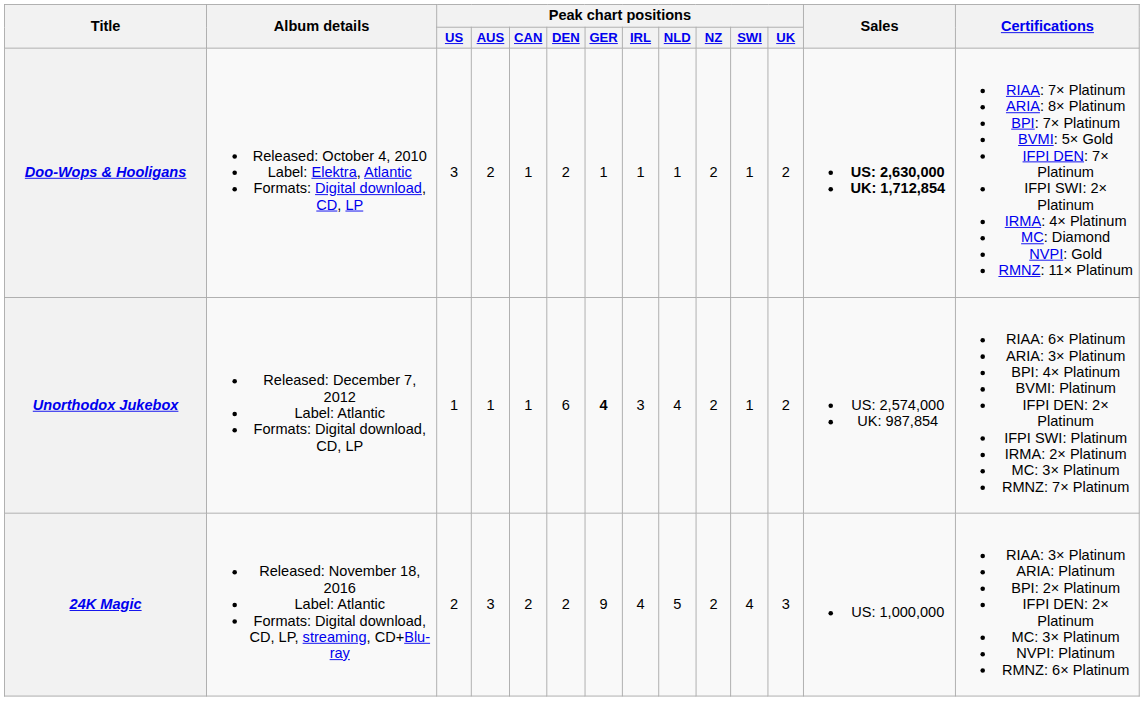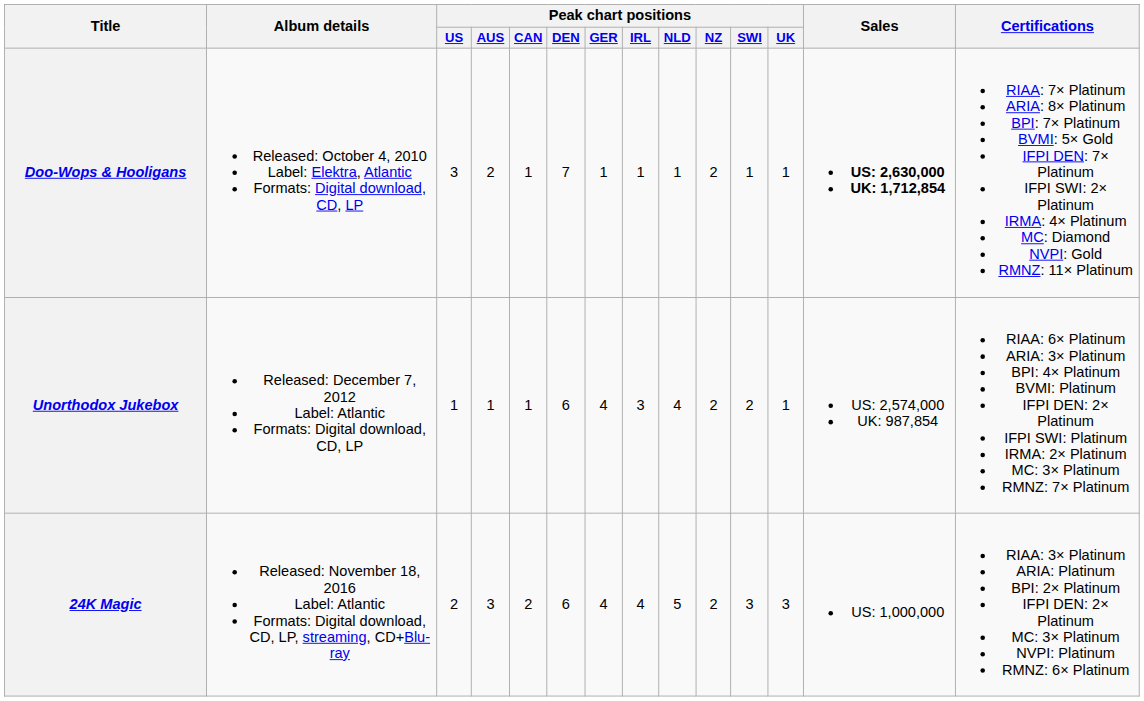(566, 172) 2 -> (566, 172) 7
(786, 172) 2 -> (786, 172) 1
(604, 405) bold -> (604, 405) normal
(750, 405) 1 -> (750, 405) 2
(786, 405) 2 -> (786, 405) 1
(566, 604) 2 -> (566, 604) 6
(604, 604) 9 -> (604, 604) 4
(750, 604) 4 -> (750, 604) 3
